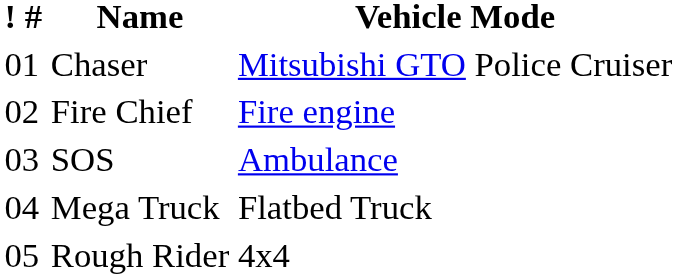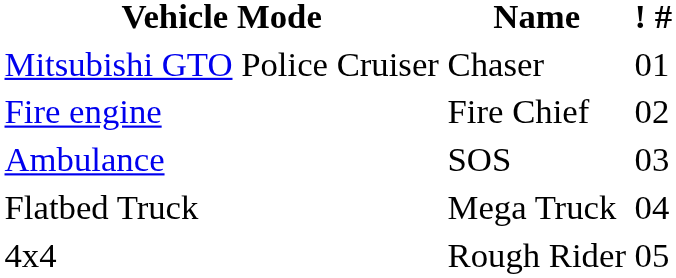columns swapped: (23, 16) <-> (455, 16)
